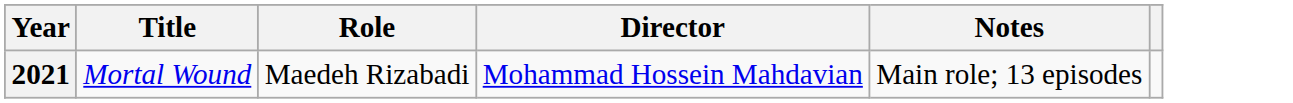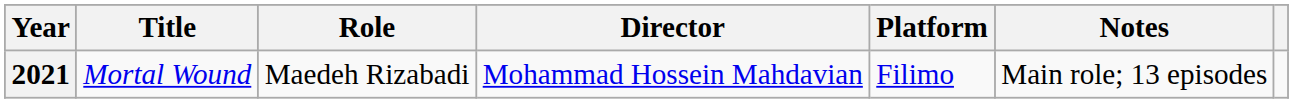+ column: (932, 27)
